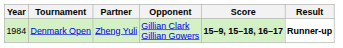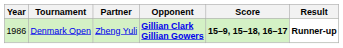(16, 31) 1984 -> (16, 31) 1986
(170, 31) normal -> (173, 31) bold
